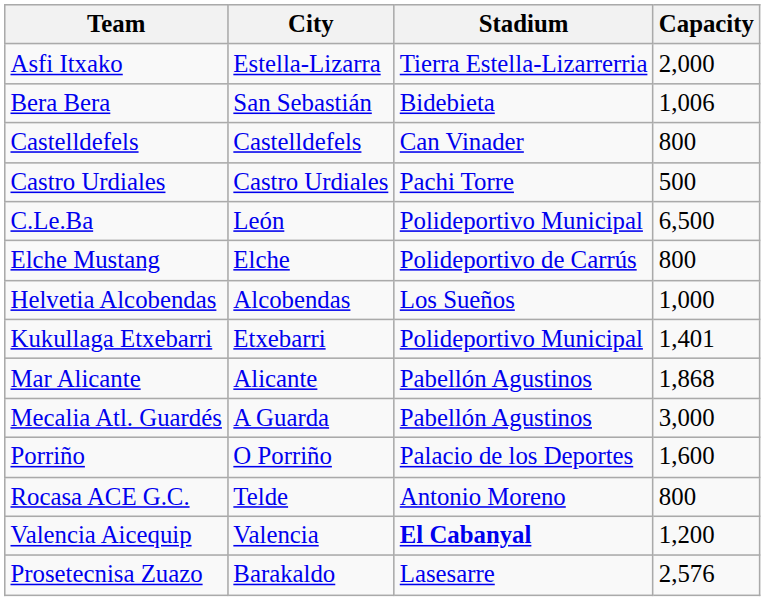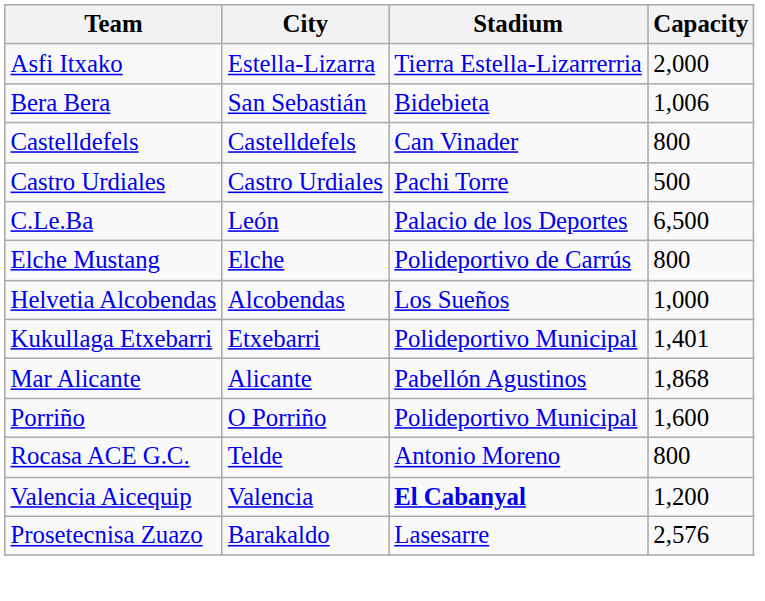(521, 220) Polideportivo Municipal -> (511, 220) Palacio de los Deportes
- row: (116, 417)
(516, 456) Palacio de los Deportes -> (516, 417) Polideportivo Municipal
